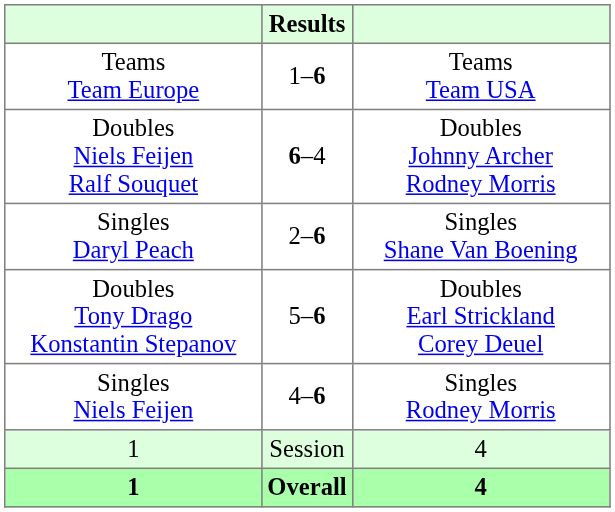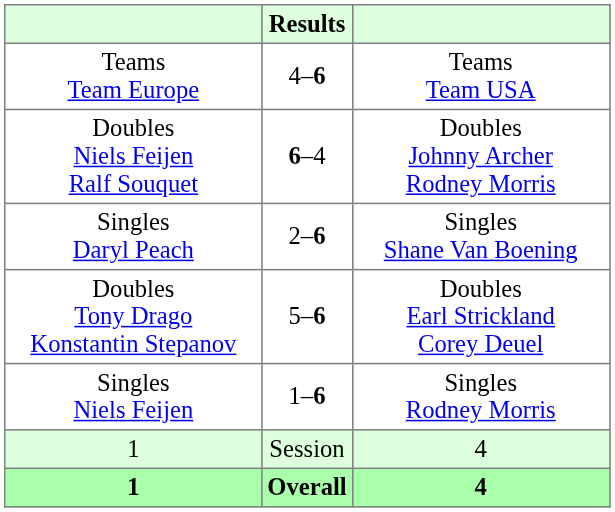(307, 76) 1–6 -> (307, 76) 4–6
(307, 396) 4–6 -> (307, 396) 1–6
